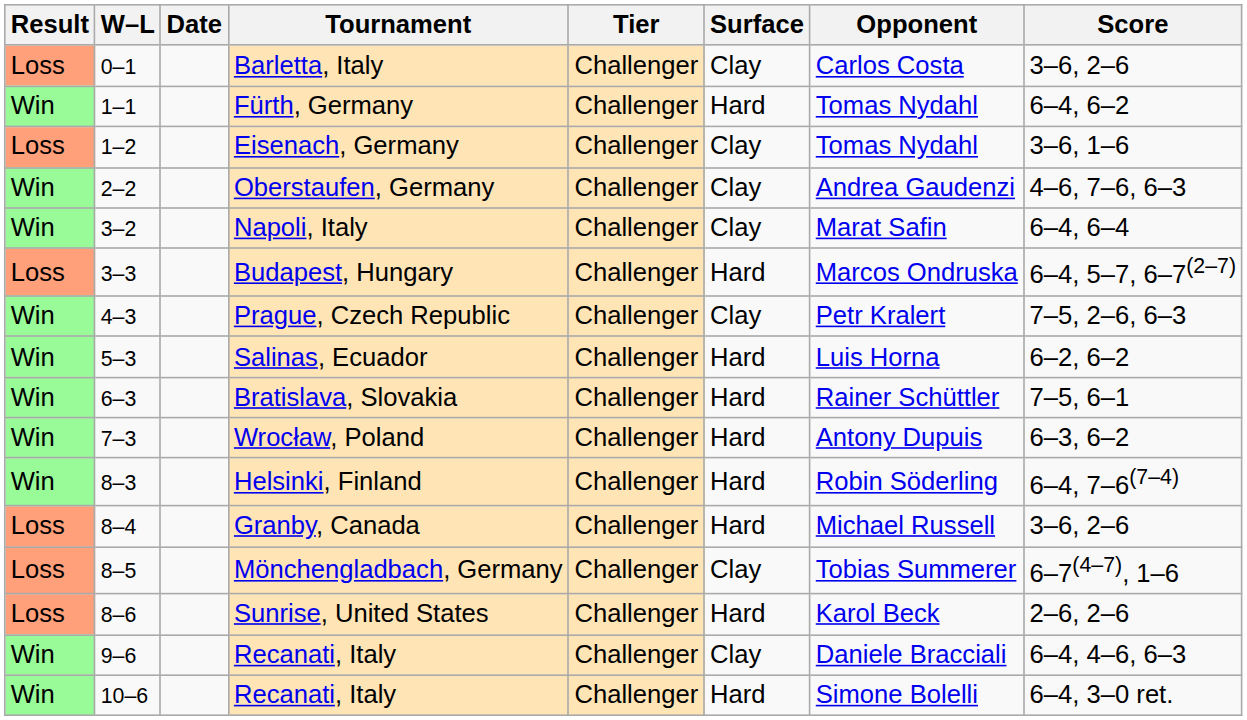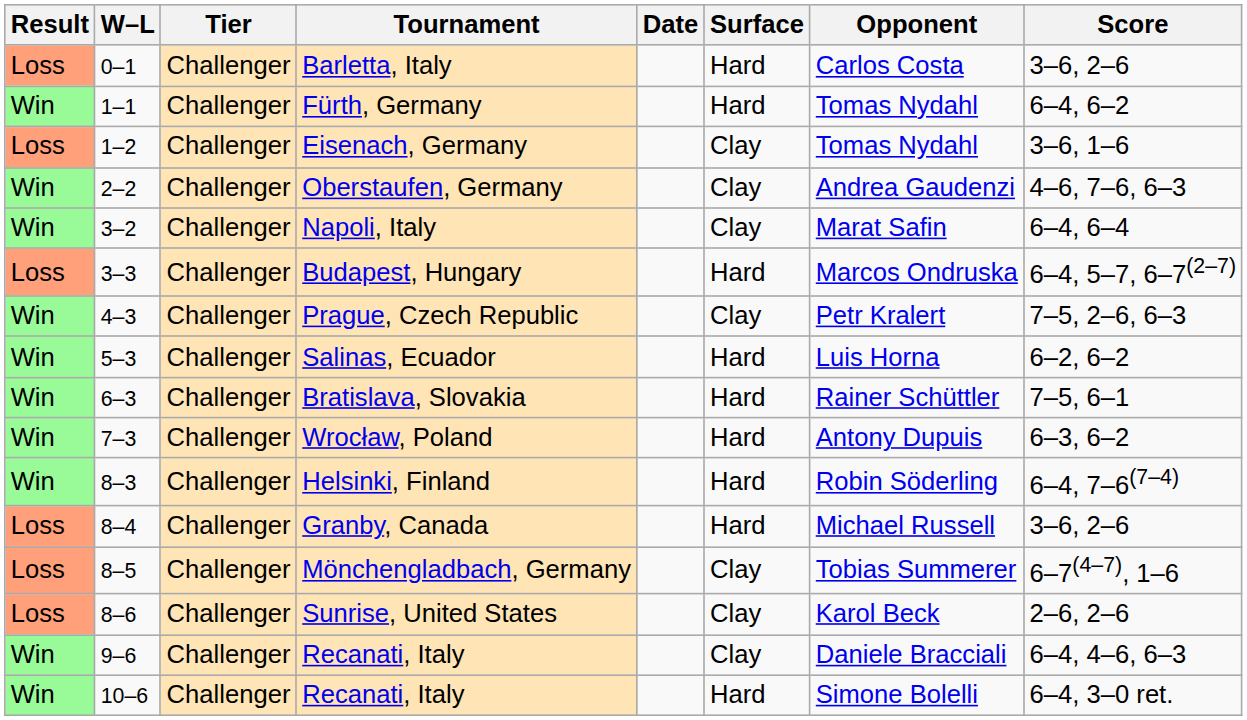columns swapped: (194, 24) <-> (636, 24)
(736, 65) Clay -> (738, 65) Hard
(738, 613) Hard -> (736, 613) Clay
